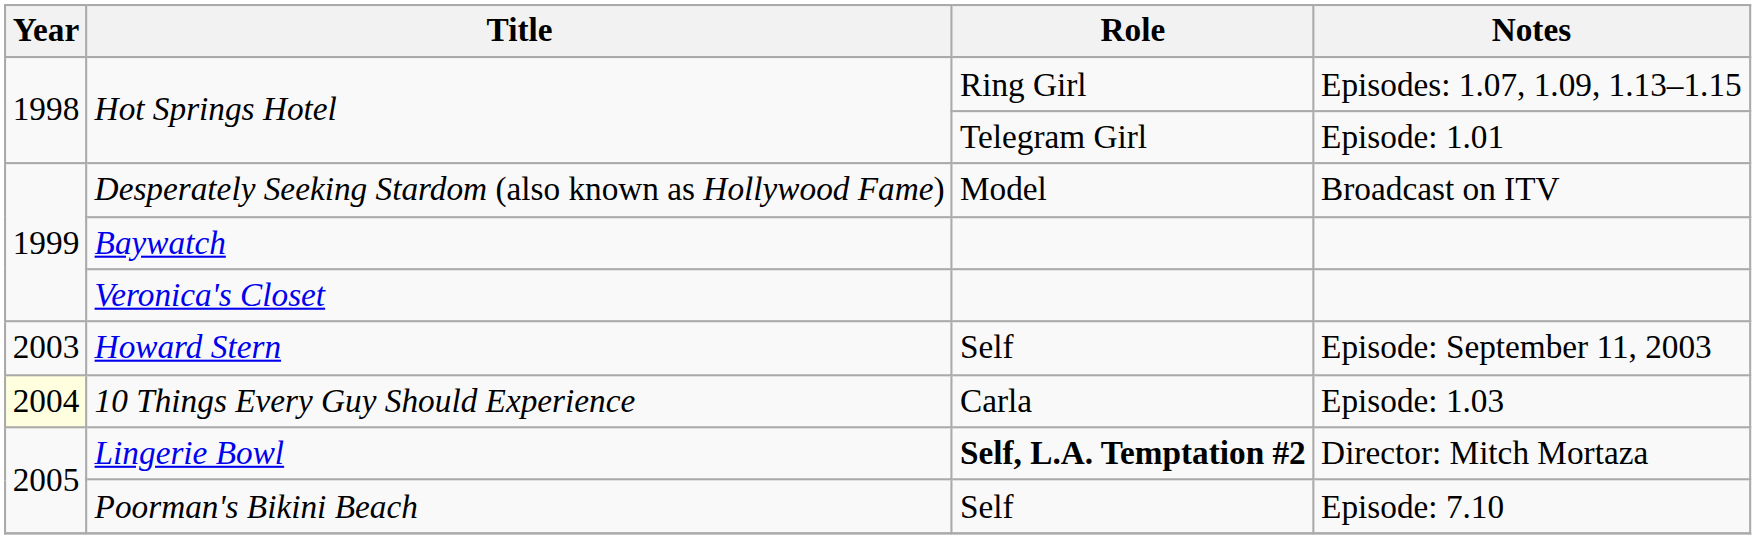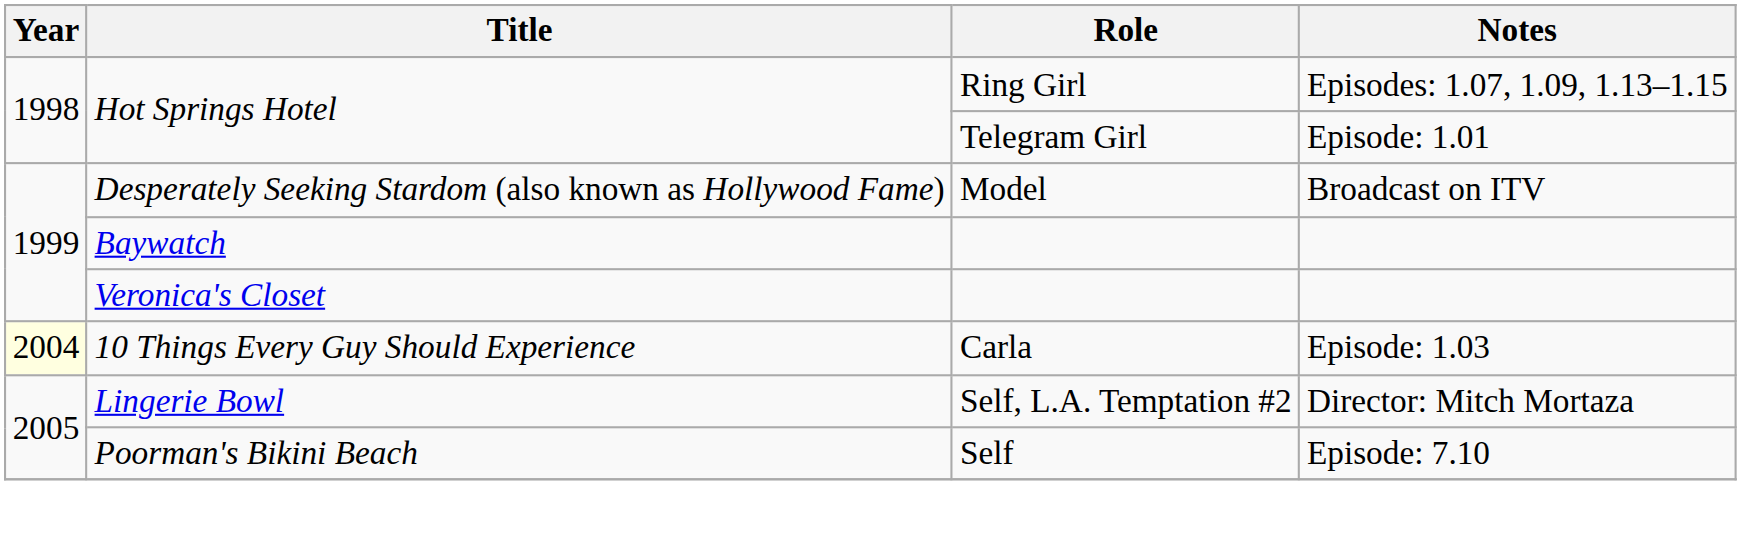- row: (188, 347)
(1133, 453) bold -> (1126, 400) normal
